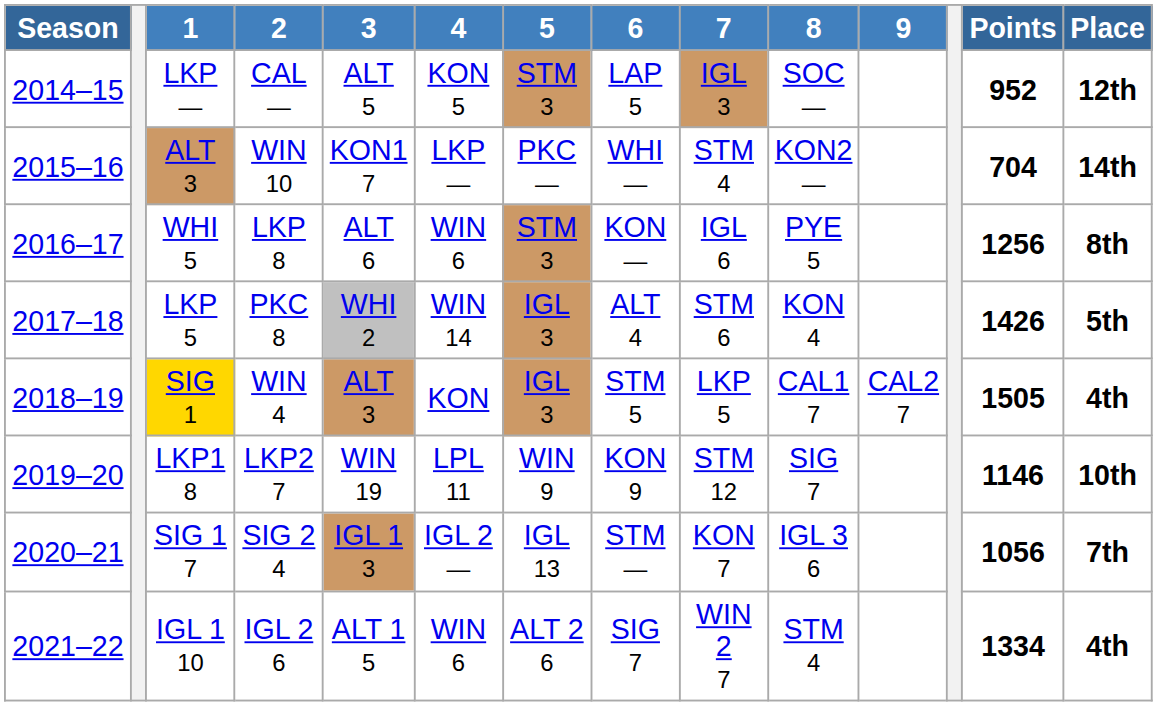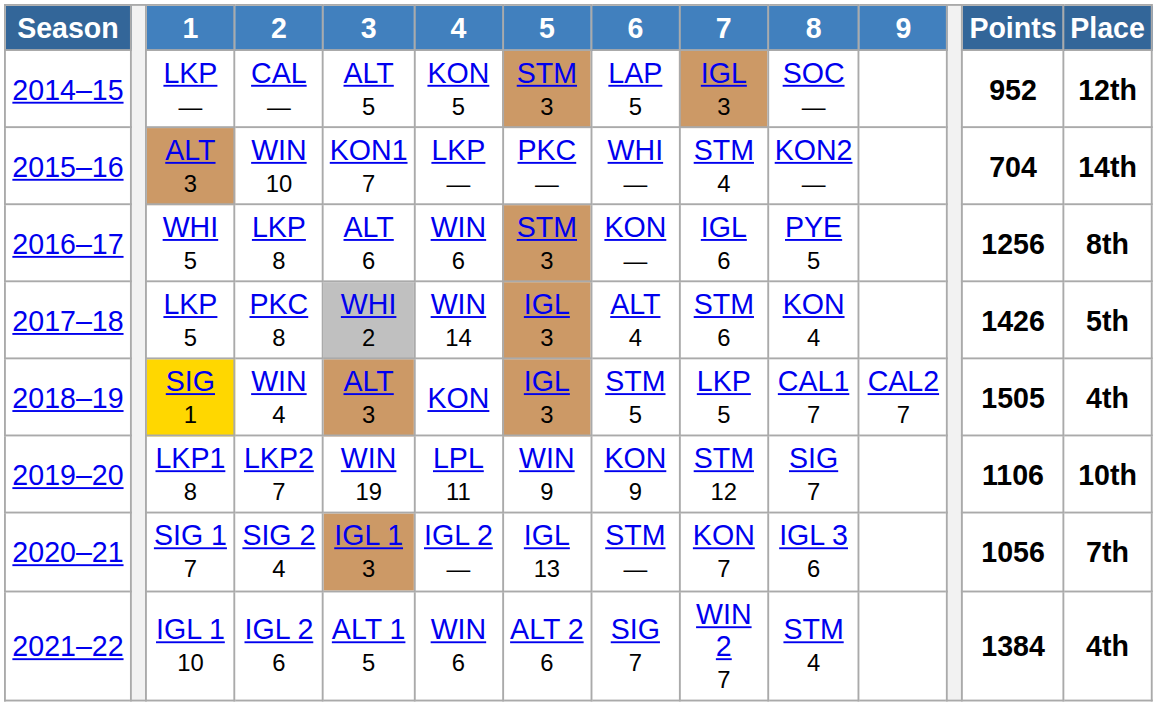(1013, 475) 1146 -> (1013, 475) 1106
(1013, 645) 1334 -> (1013, 645) 1384
